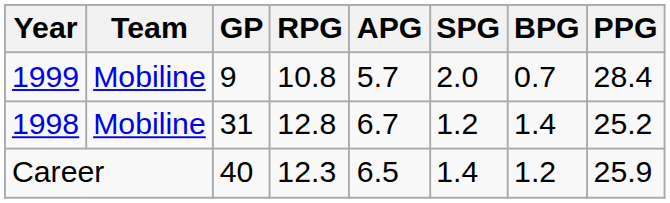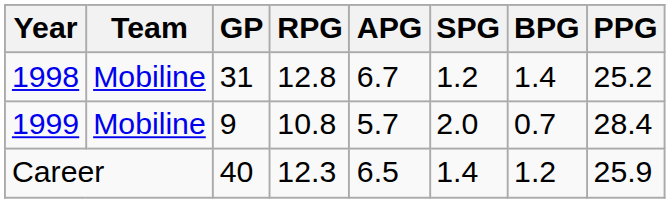rows swapped: (46, 124) <-> (46, 76)
